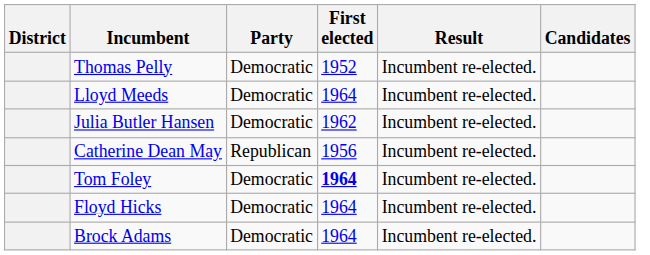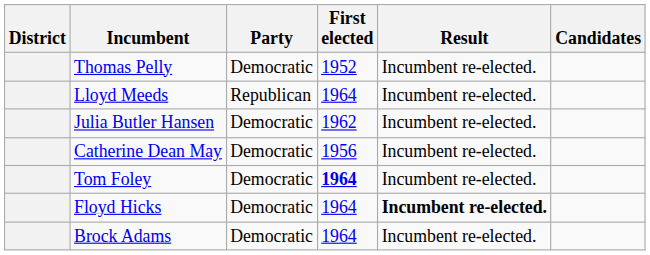(272, 94) Democratic -> (271, 94) Republican
(271, 151) Republican -> (272, 151) Democratic
(459, 207) normal -> (464, 207) bold
